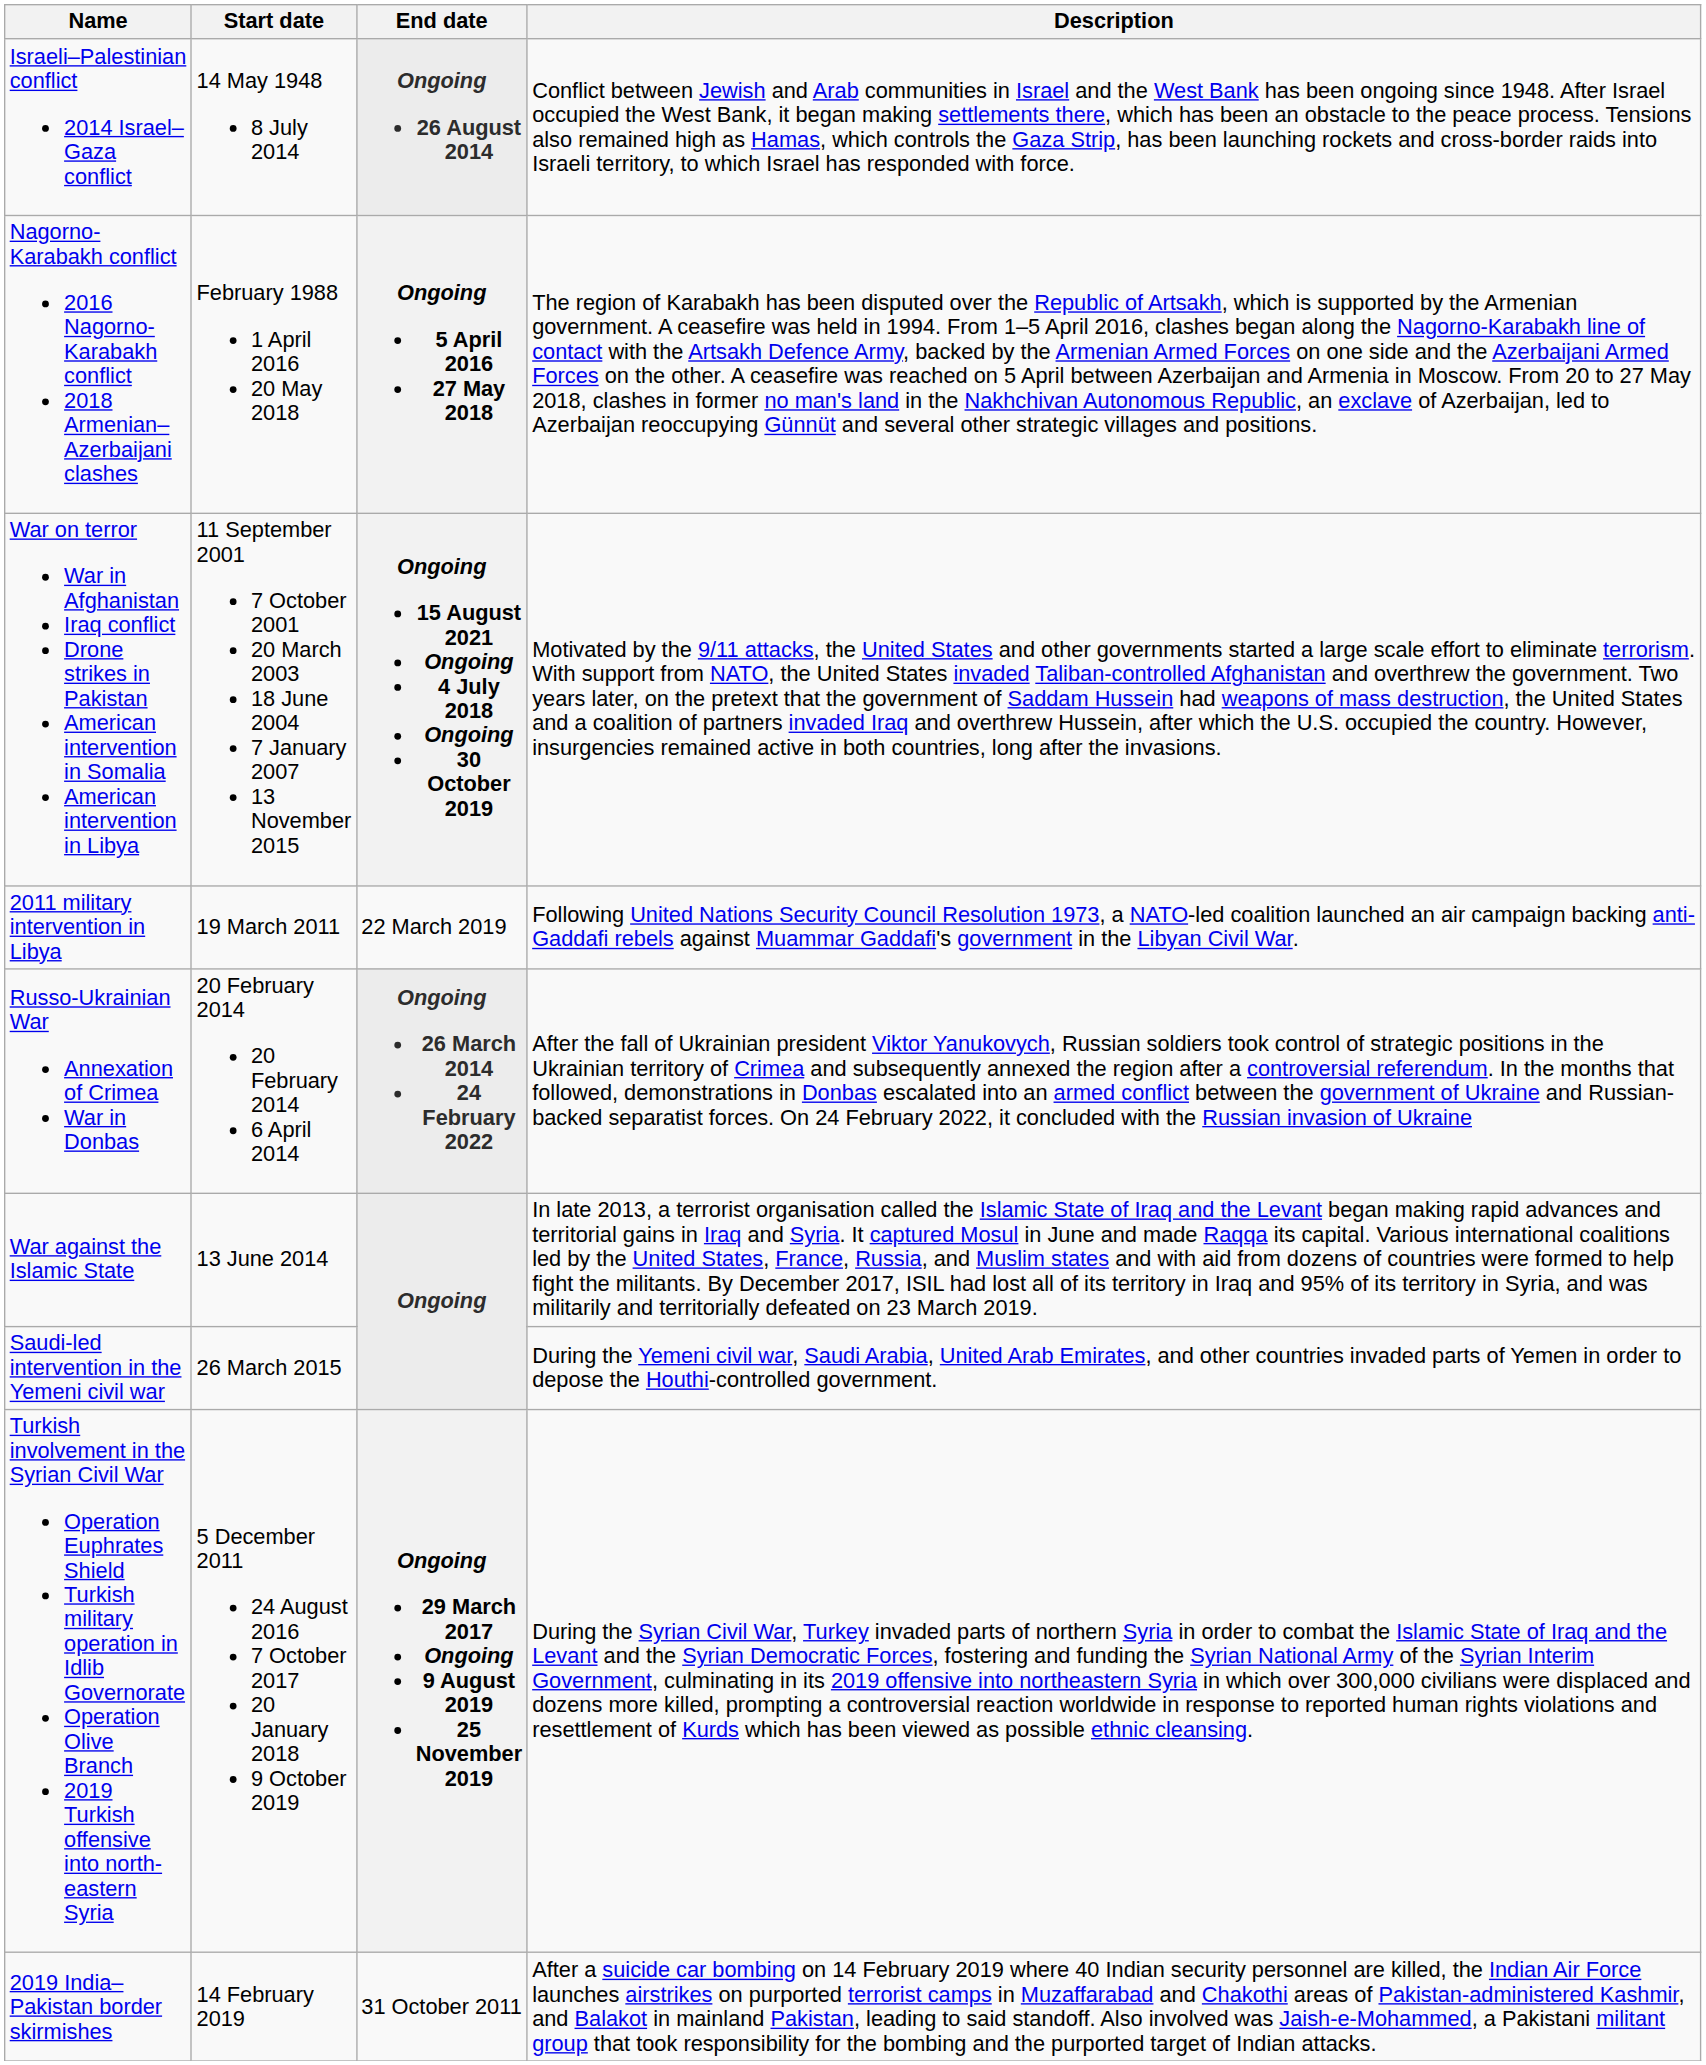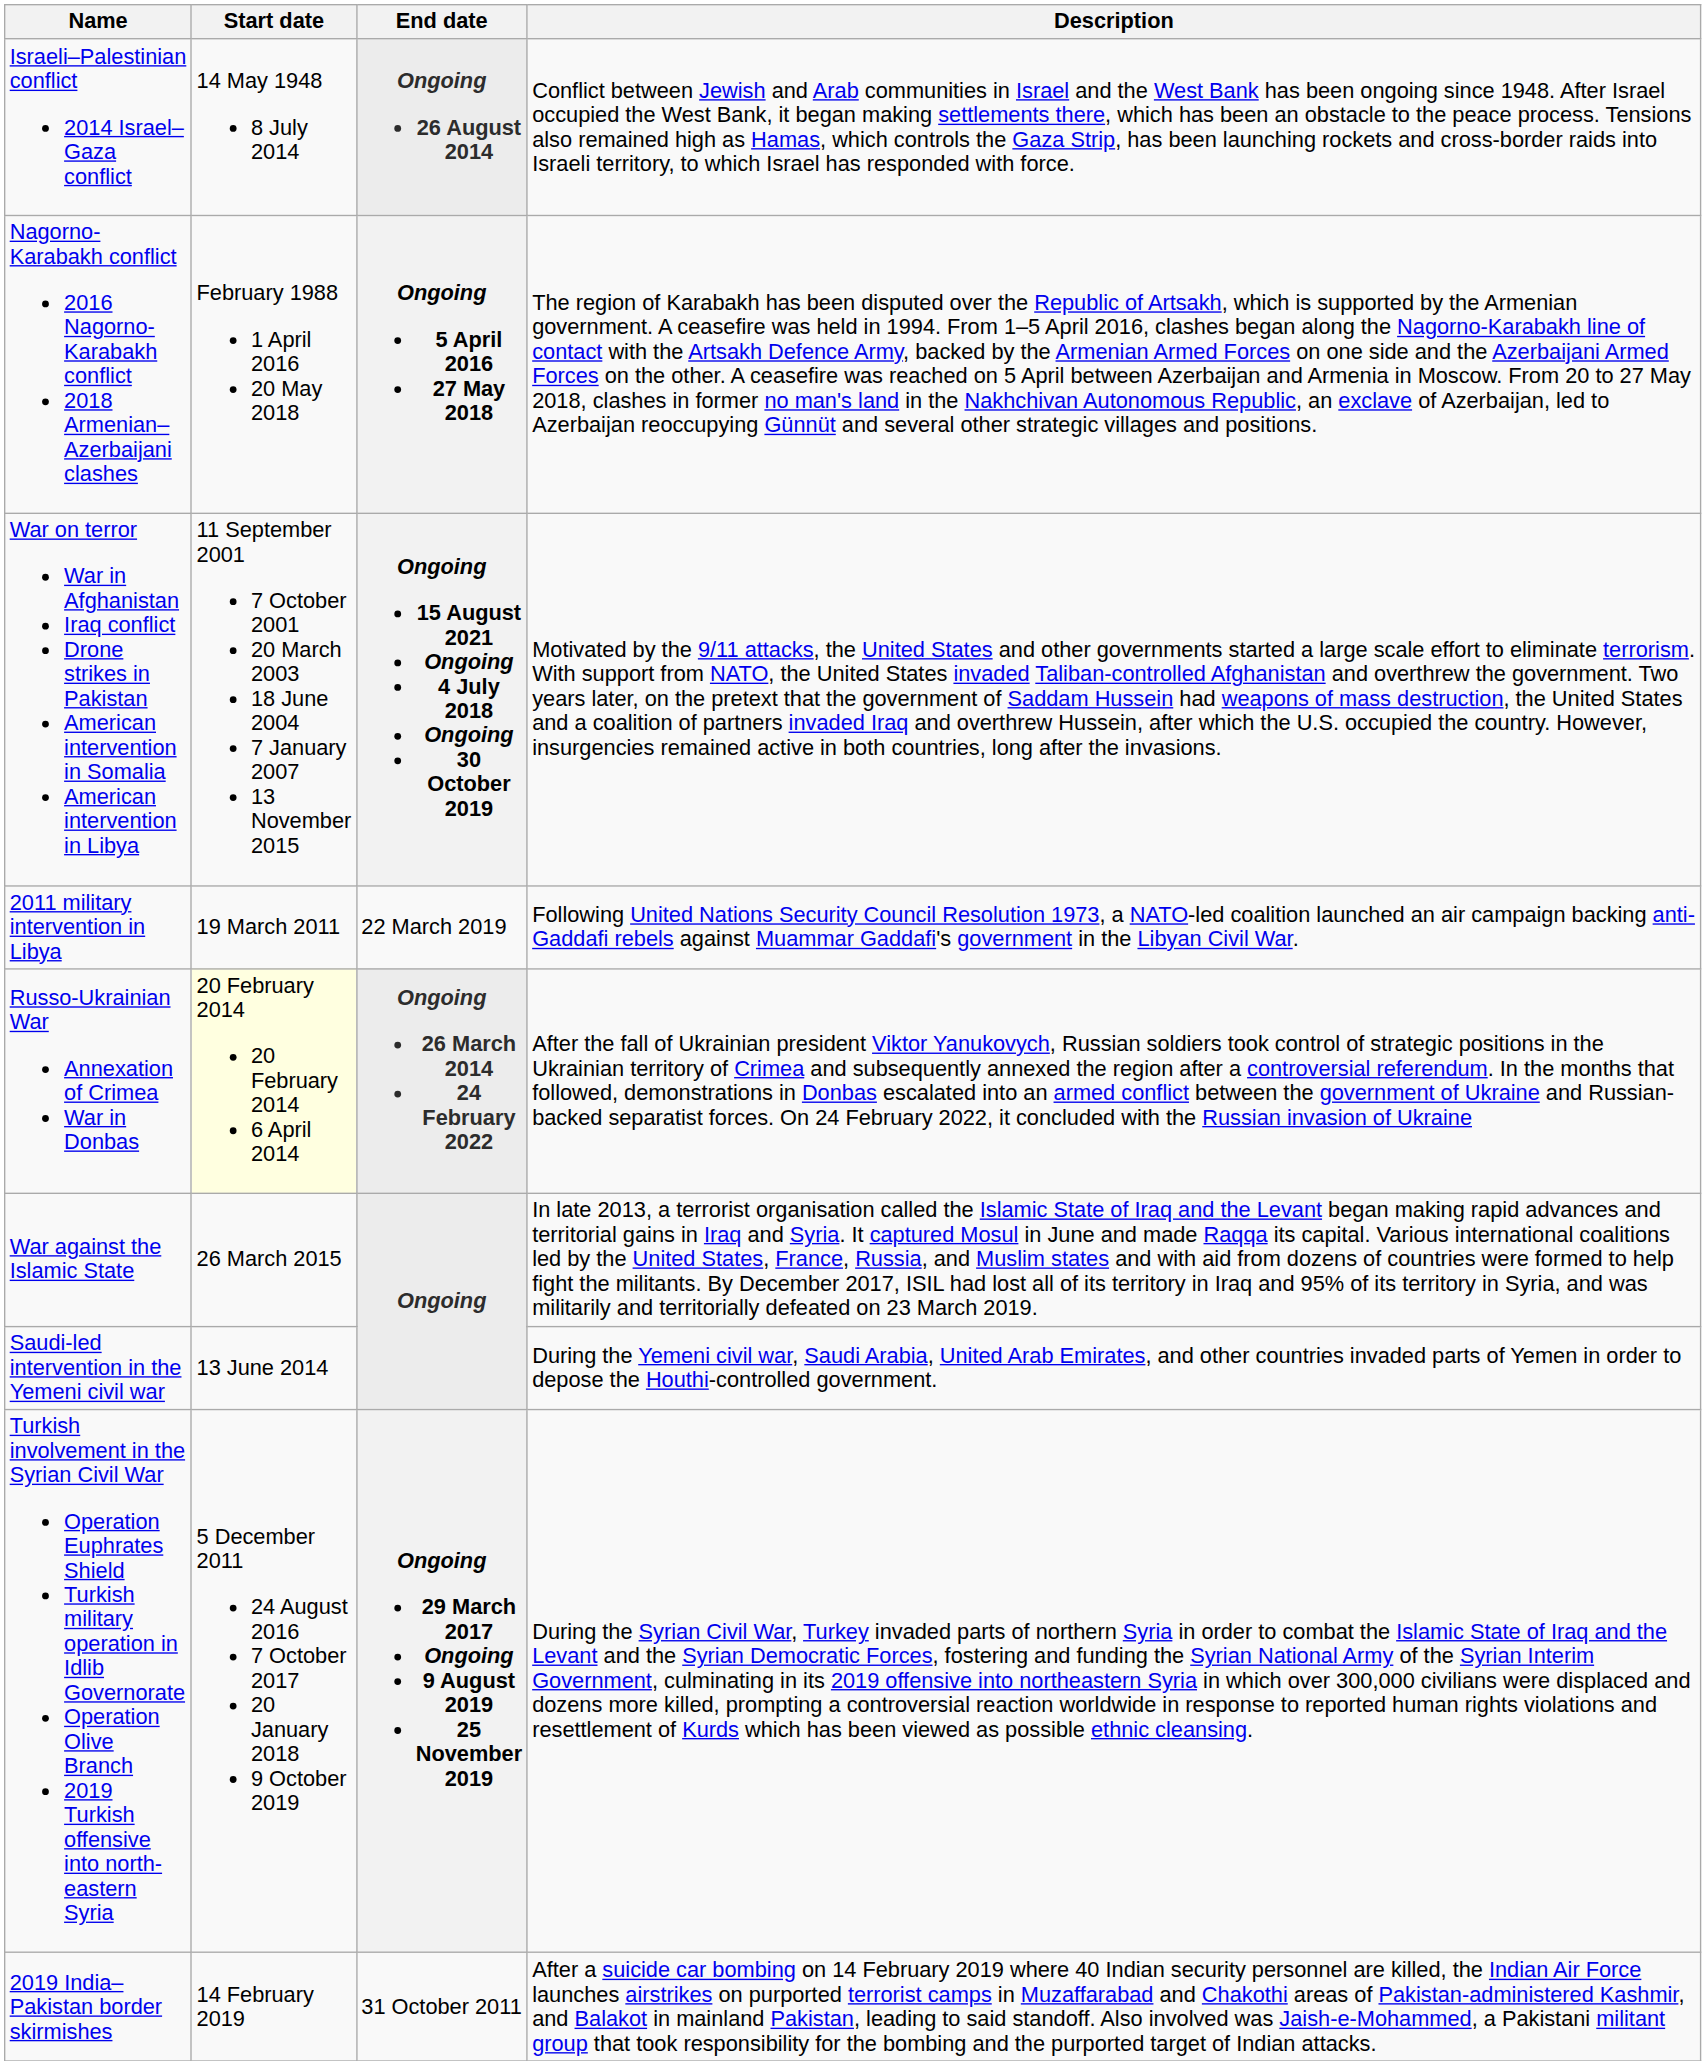(274, 1070) no background -> (274, 1070) lightyellow background
(262, 1259) 13 June 2014 -> (269, 1259) 26 March 2015
(269, 1367) 26 March 2015 -> (262, 1367) 13 June 2014
